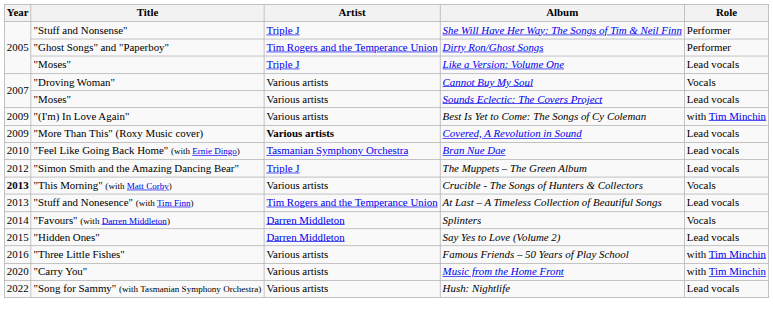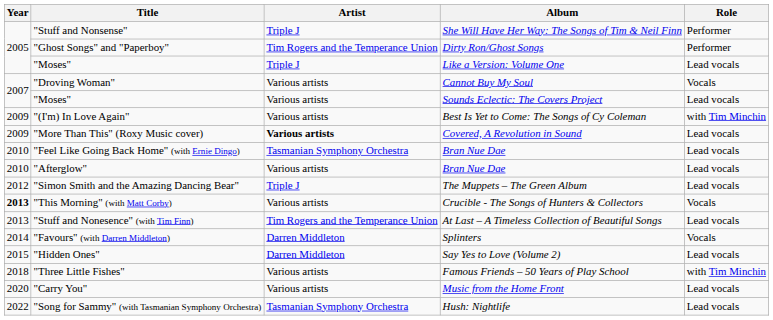+ row: (60, 168)
(18, 254) 2016 -> (18, 271) 2018
(726, 271) with Tim Minchin -> (713, 289) Lead vocals
(297, 289) Various artists -> (337, 306) Tasmanian Symphony Orchestra
